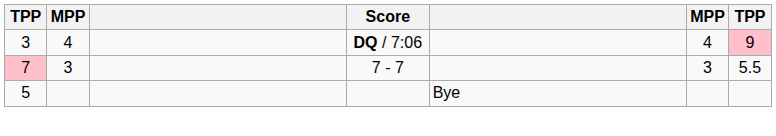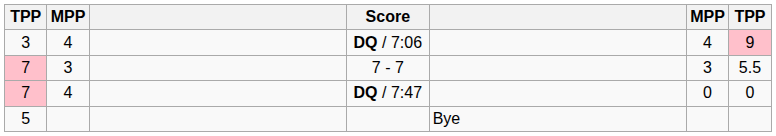+ row: (388, 93)
